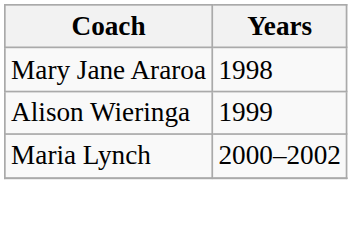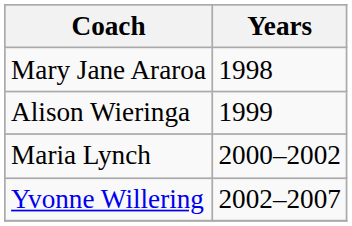+ row: (108, 198)
